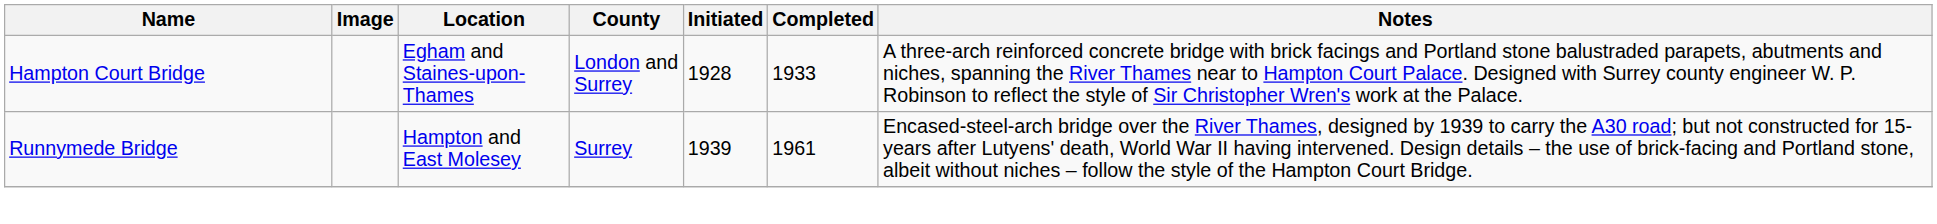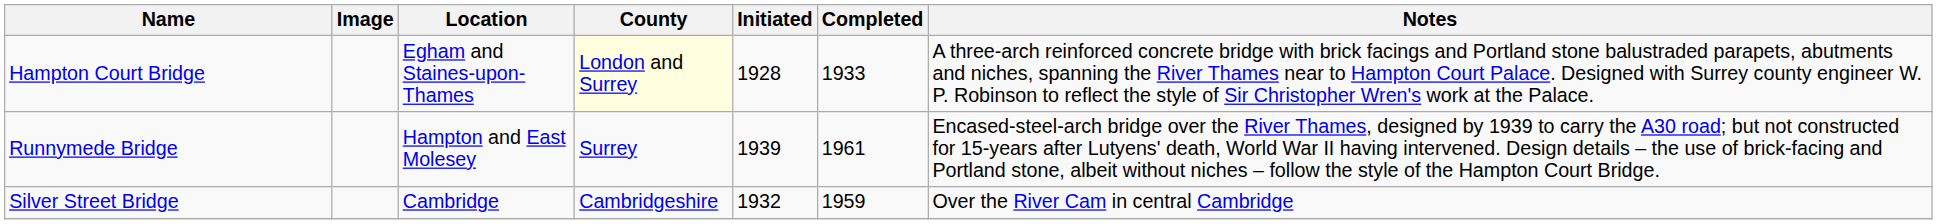(626, 73) no background -> (631, 73) lightyellow background
+ row: (94, 202)
